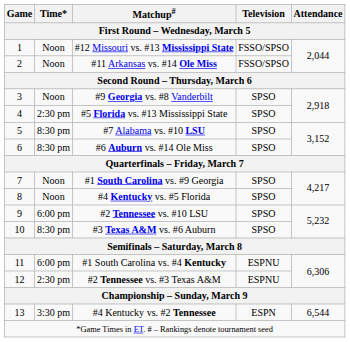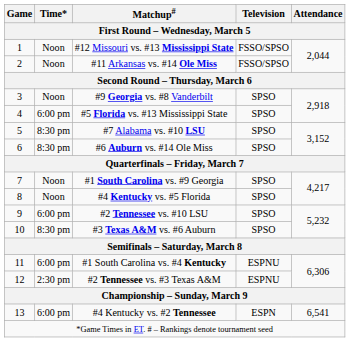(54, 114) 2:30 pm -> (54, 114) 6:00 pm
(54, 312) 3:30 pm -> (54, 312) 6:00 pm
(318, 312) 6,544 -> (318, 312) 6,541
